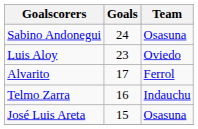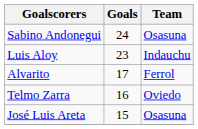(162, 54) Oviedo -> (167, 54) Indauchu
(167, 94) Indauchu -> (162, 94) Oviedo
